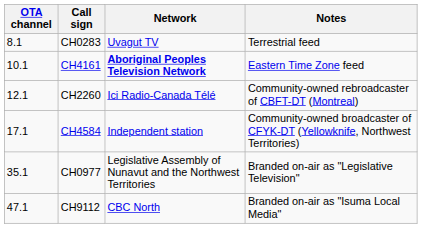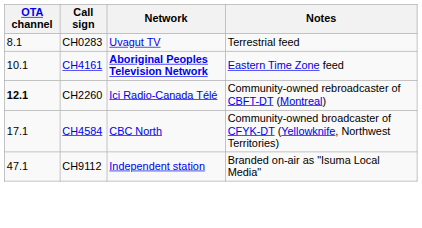(17, 95) normal -> (17, 95) bold
(155, 131) Independent station -> (136, 131) CBC North
- row: (81, 172)
(134, 208) CBC North -> (157, 166) Independent station
